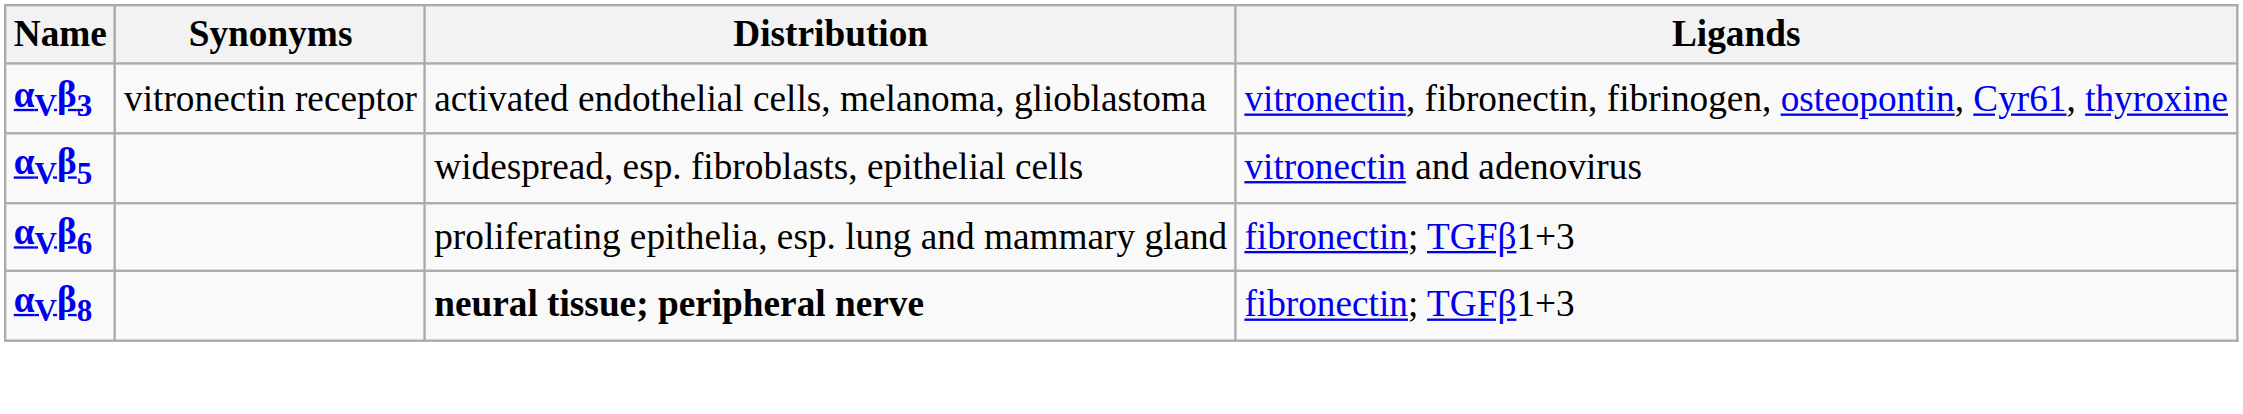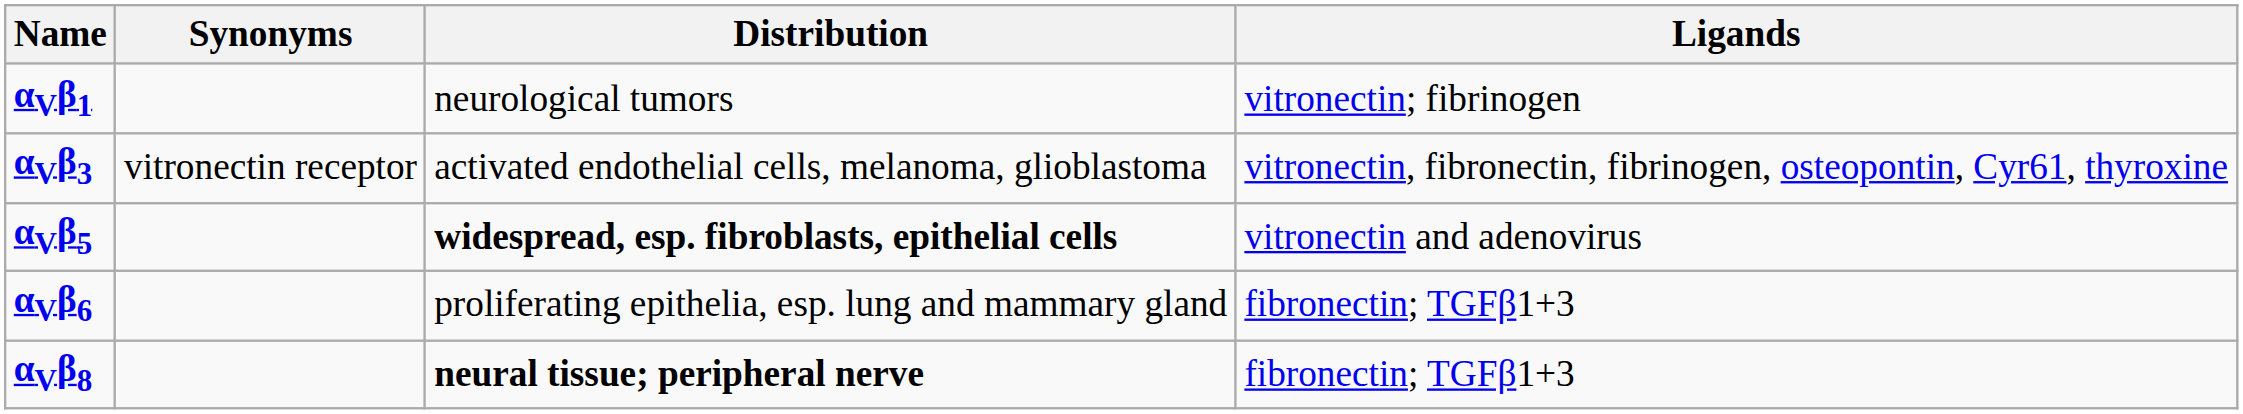+ row: (53, 98)
(759, 166) normal -> (776, 235) bold
